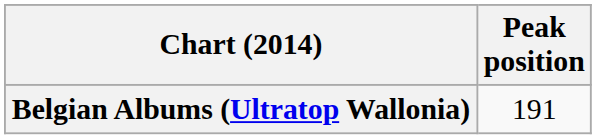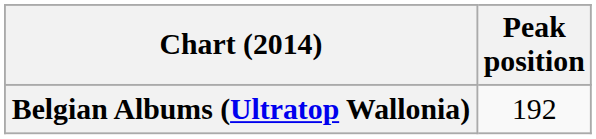(534, 108) 191 -> (534, 108) 192
